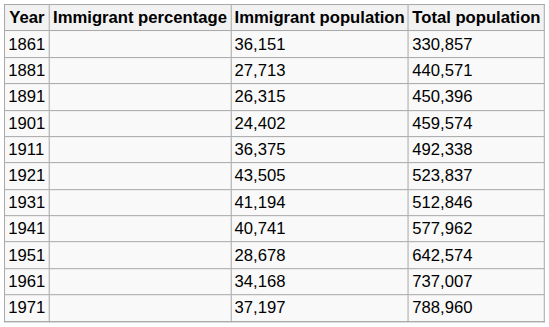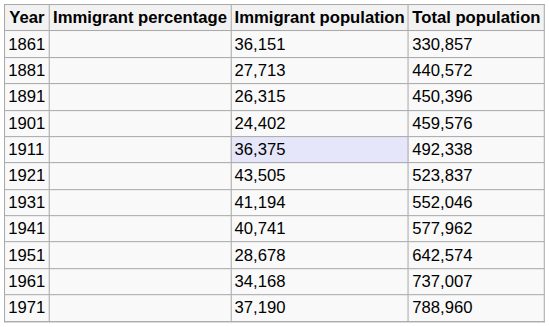(442, 70) 440,571 -> (442, 70) 440,572
(442, 123) 459,574 -> (442, 123) 459,576
(260, 149) no background -> (260, 149) lavender background
(442, 202) 512,846 -> (442, 202) 552,046
(260, 307) 37,197 -> (260, 307) 37,190
